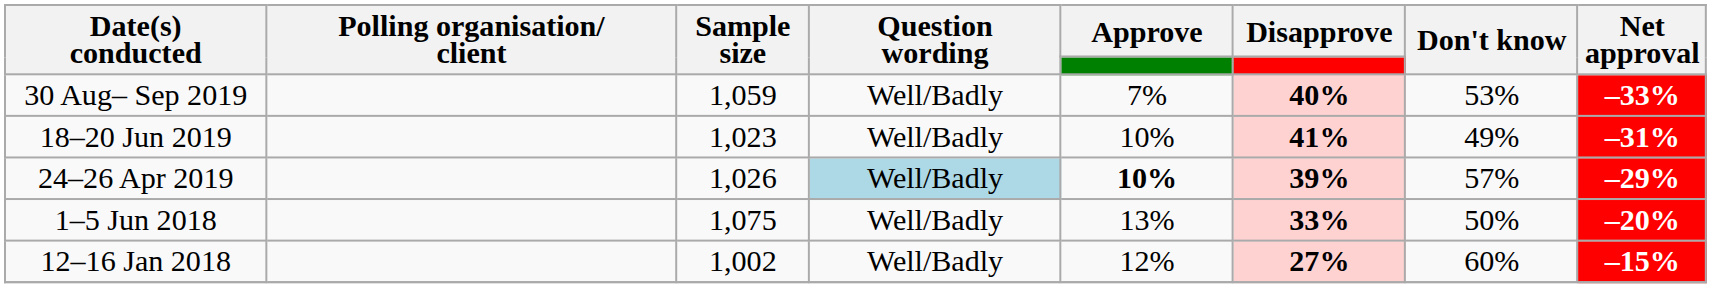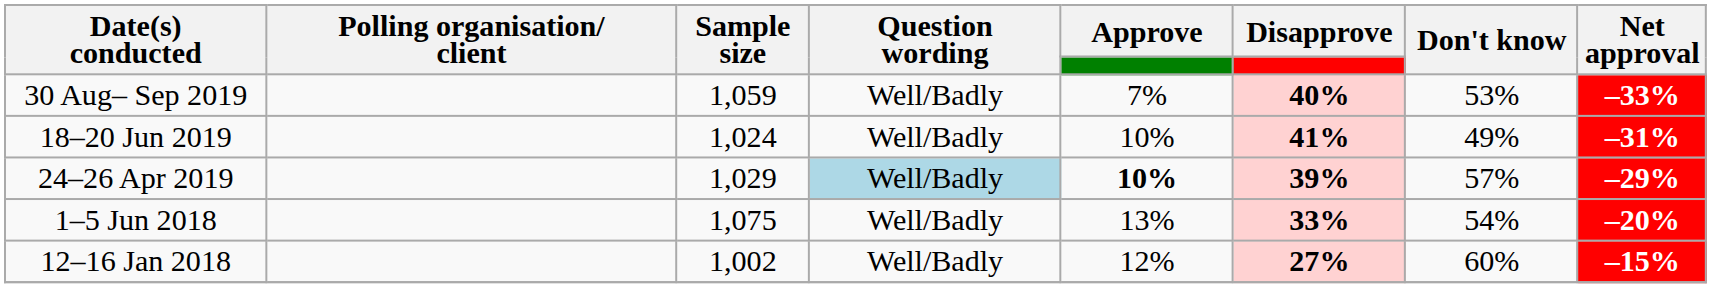(743, 136) 1,023 -> (743, 136) 1,024
(743, 178) 1,026 -> (743, 178) 1,029
(1492, 220) 50% -> (1492, 220) 54%
